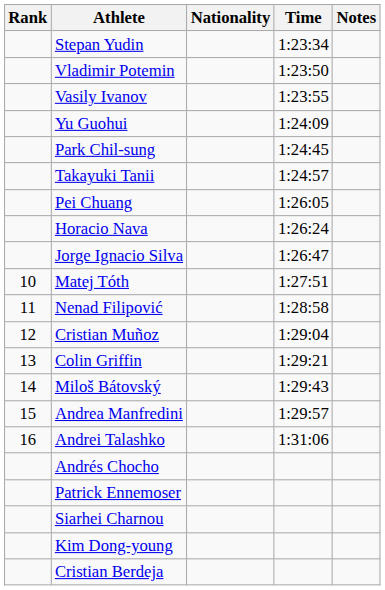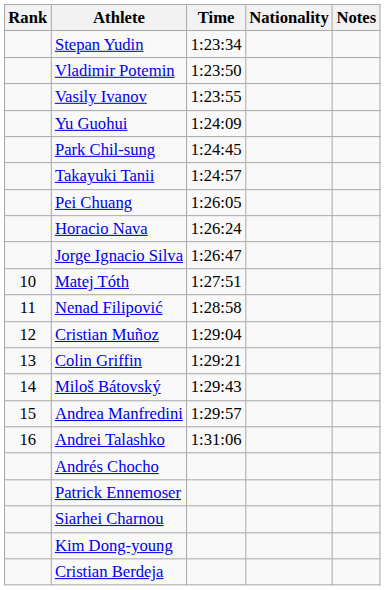columns swapped: (230, 17) <-> (303, 17)
